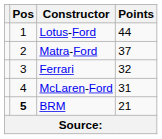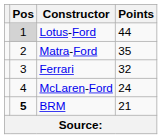(23, 32) no background -> (23, 32) lightgrey background
(125, 51) 37 -> (125, 51) 35
(125, 88) 31 -> (125, 88) 24
